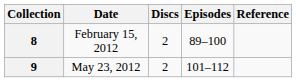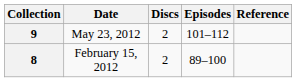rows swapped: (34, 40) <-> (34, 67)
